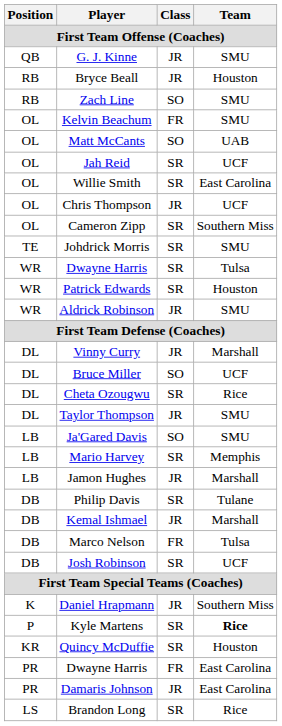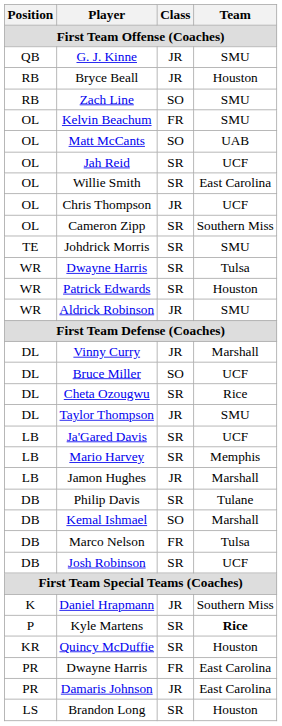(175, 436) SO -> (175, 436) SR
(235, 436) SMU -> (235, 436) UCF
(175, 520) JR -> (175, 520) SO
(235, 710) Rice -> (235, 710) Houston
